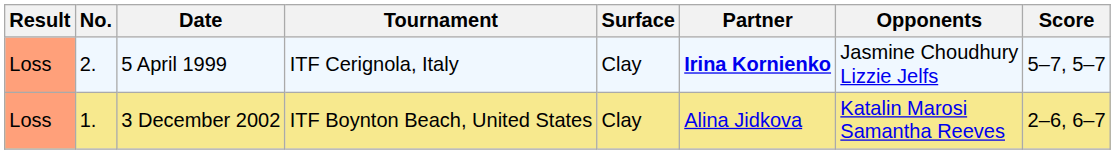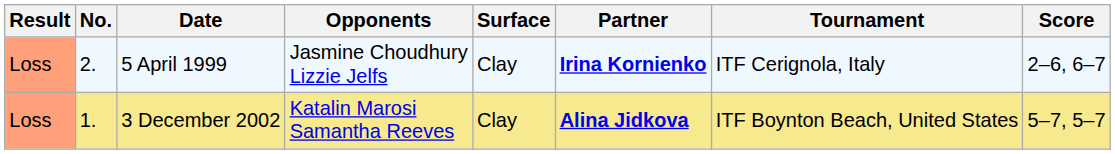columns swapped: (441, 20) <-> (929, 20)
(1067, 64) 5–7, 5–7 -> (1067, 64) 2–6, 6–7
(743, 120) normal -> (624, 120) bold
(1067, 120) 2–6, 6–7 -> (1067, 120) 5–7, 5–7
